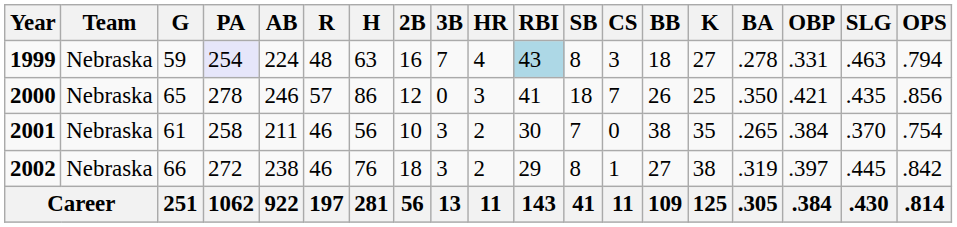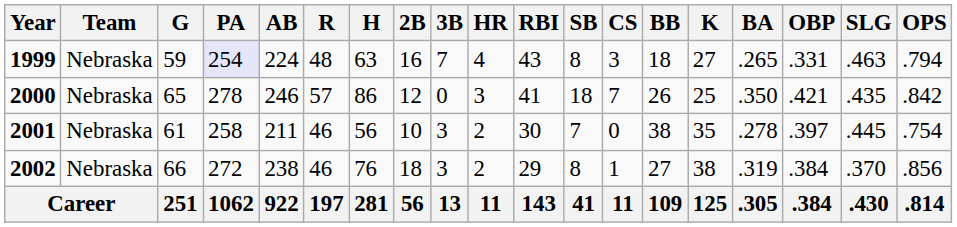(530, 58) lightblue background -> (530, 58) no background
(758, 58) .278 -> (758, 58) .265
(922, 95) .856 -> (922, 95) .842
(758, 131) .265 -> (758, 131) .278
(808, 131) .384 -> (808, 131) .397
(866, 131) .370 -> (866, 131) .445
(808, 167) .397 -> (808, 167) .384
(866, 167) .445 -> (866, 167) .370
(922, 167) .842 -> (922, 167) .856
